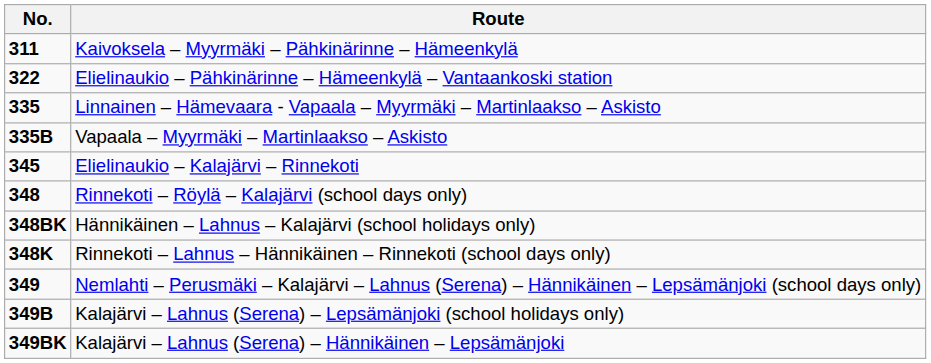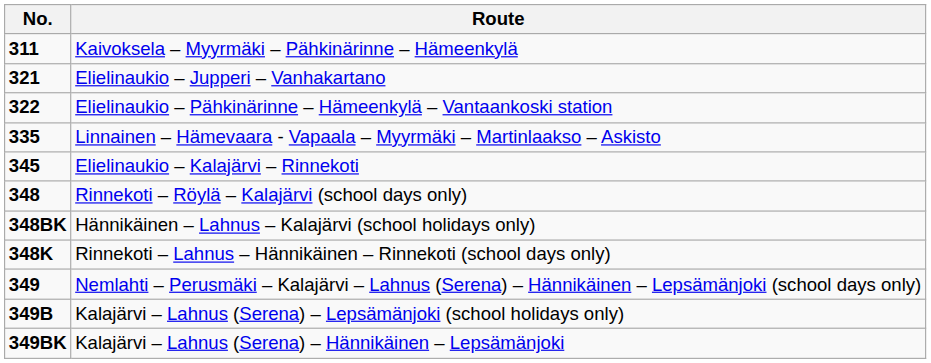+ row: (230, 78)
- row: (261, 136)
